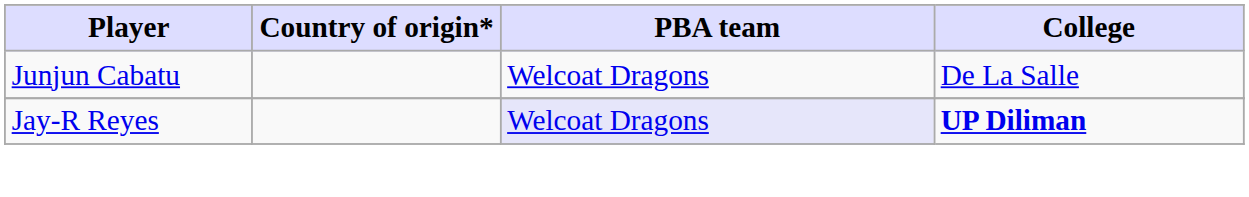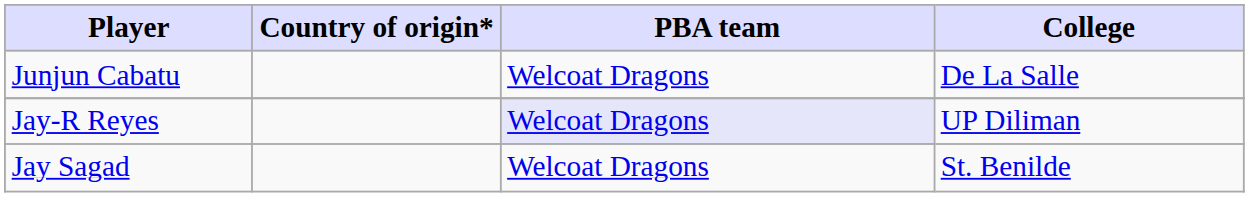(1013, 120) bold -> (1010, 120) normal
+ row: (71, 167)
